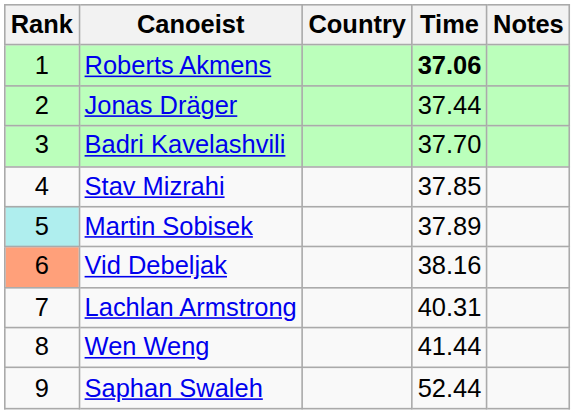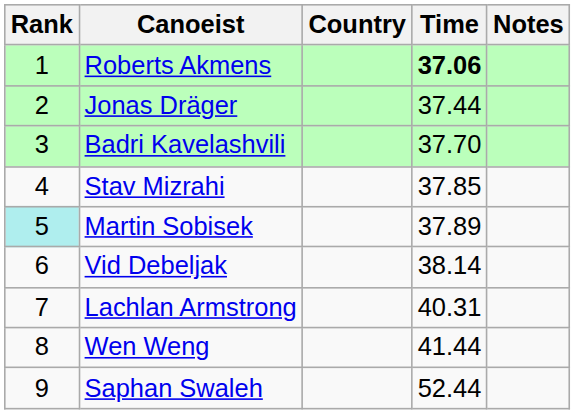(42, 266) lightsalmon background -> (42, 266) no background
(450, 266) 38.16 -> (450, 266) 38.14
